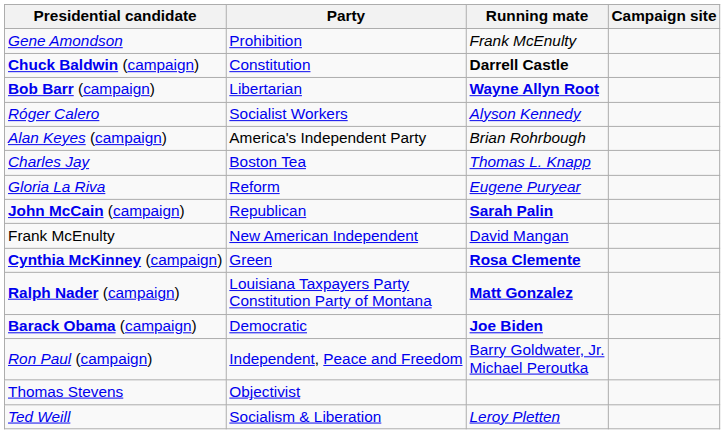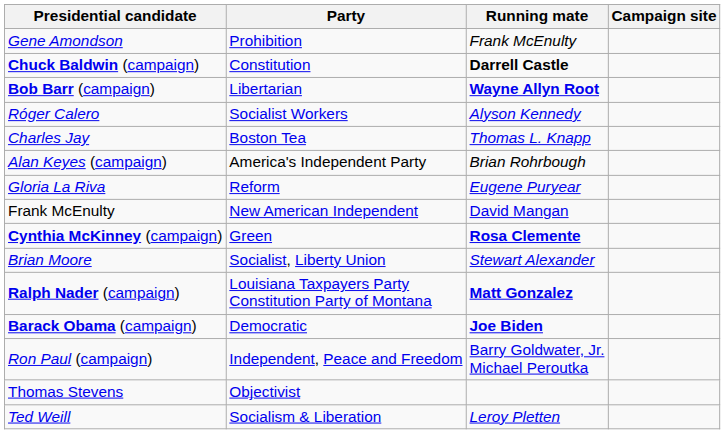rows swapped: (49, 162) <-> (87, 138)
- row: (96, 211)
+ row: (50, 260)
